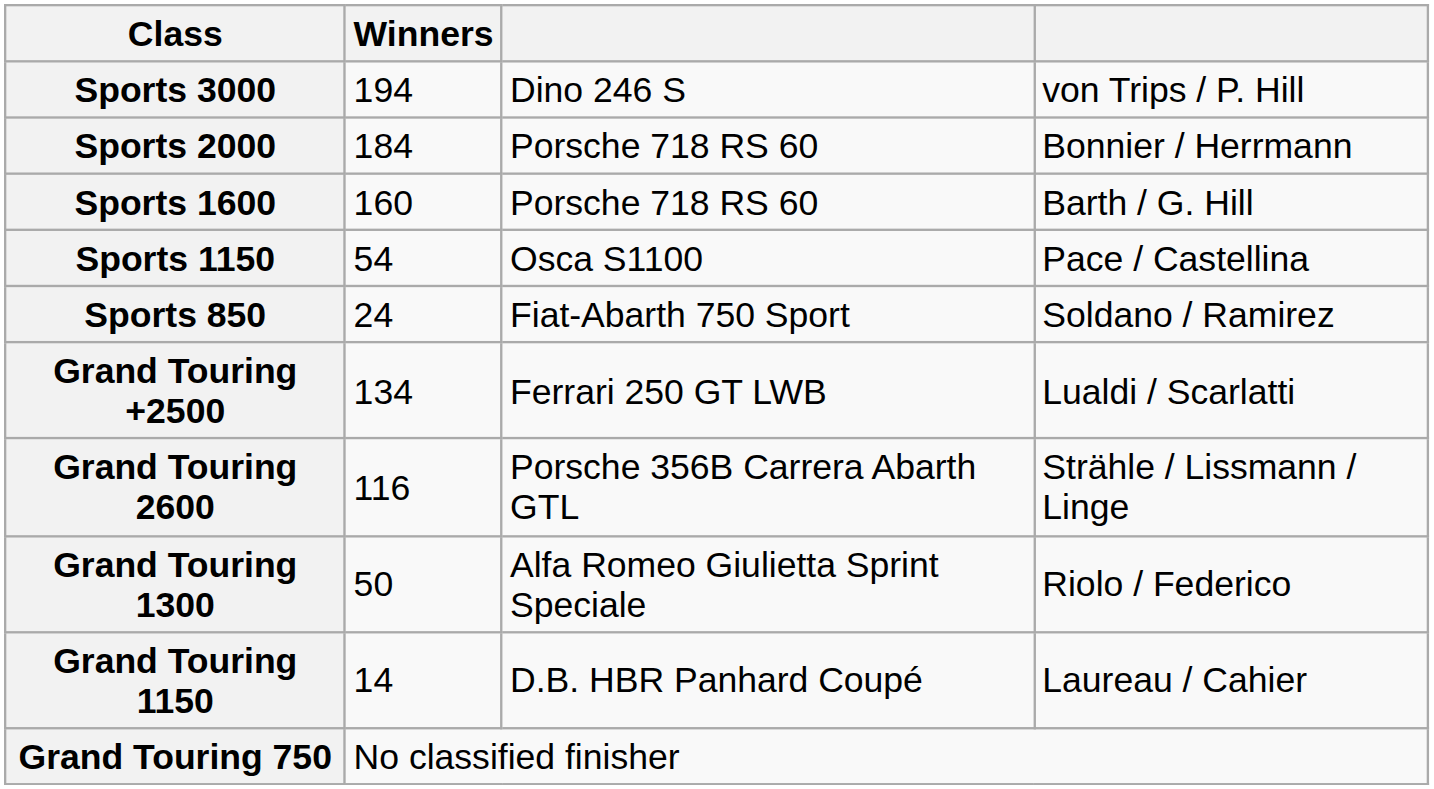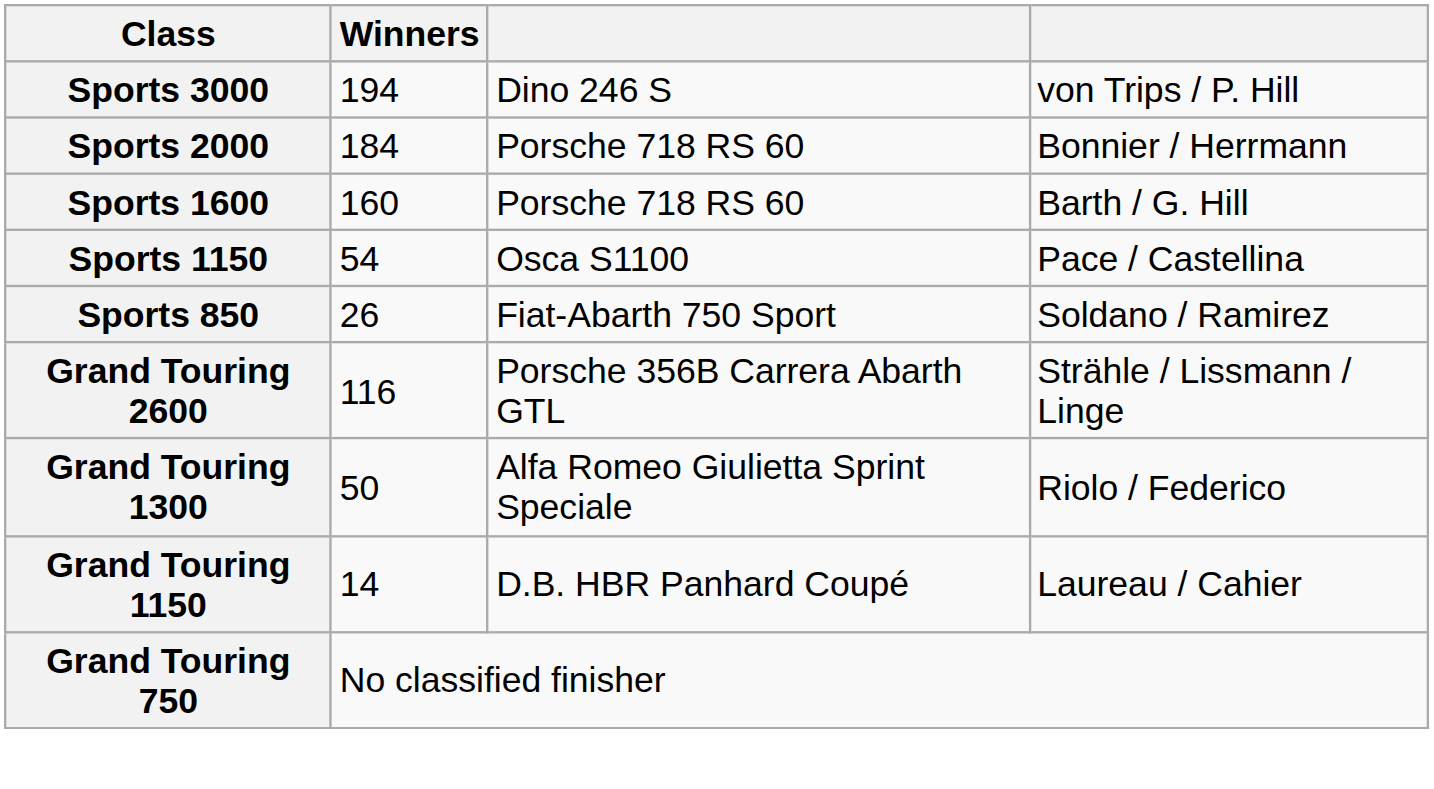(373, 315) 24 -> (359, 315) 26
- row: (175, 391)
